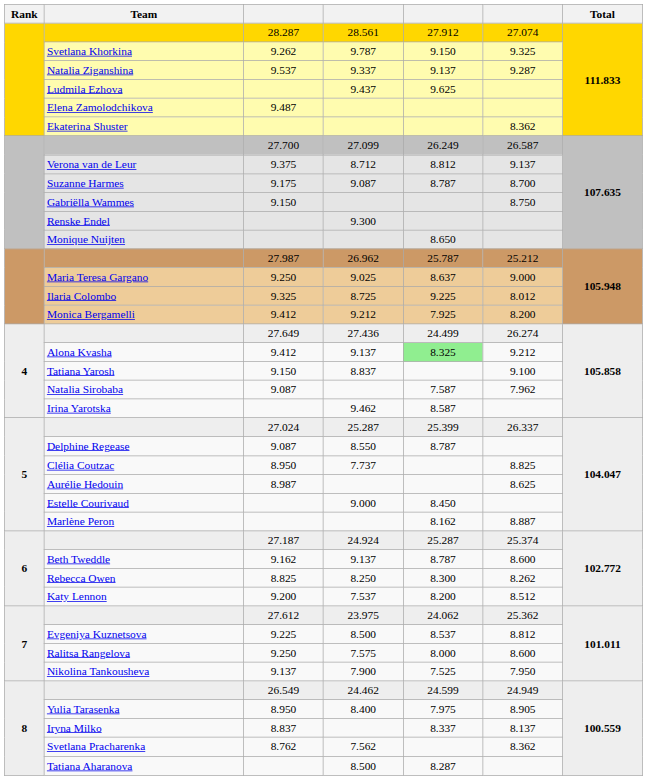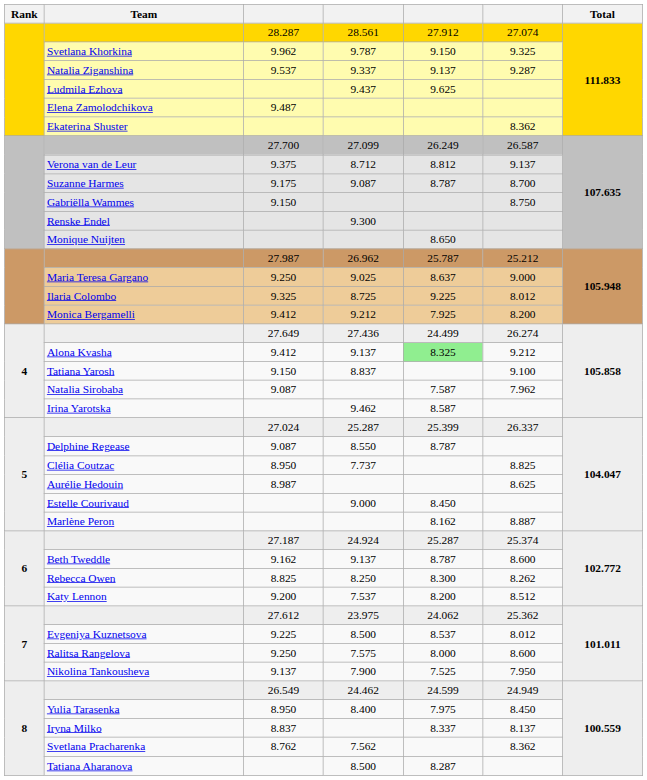(283, 51) 9.262 -> (283, 51) 9.962
(523, 634) 8.812 -> (523, 634) 8.012
(523, 709) 8.905 -> (523, 709) 8.450
